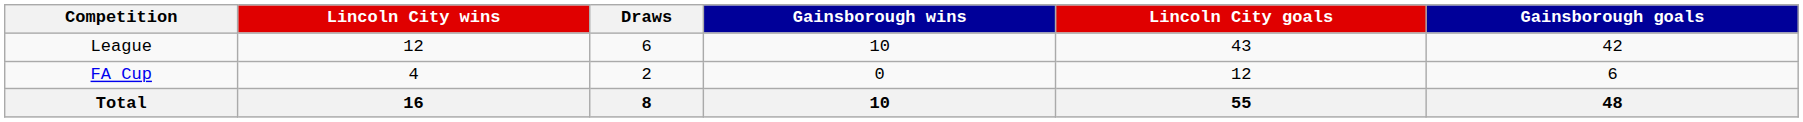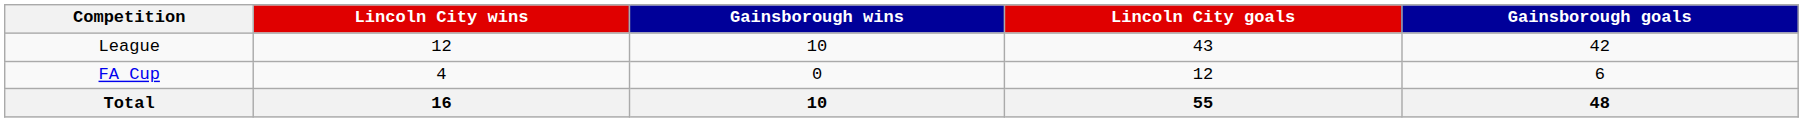- column: (647, 19)
